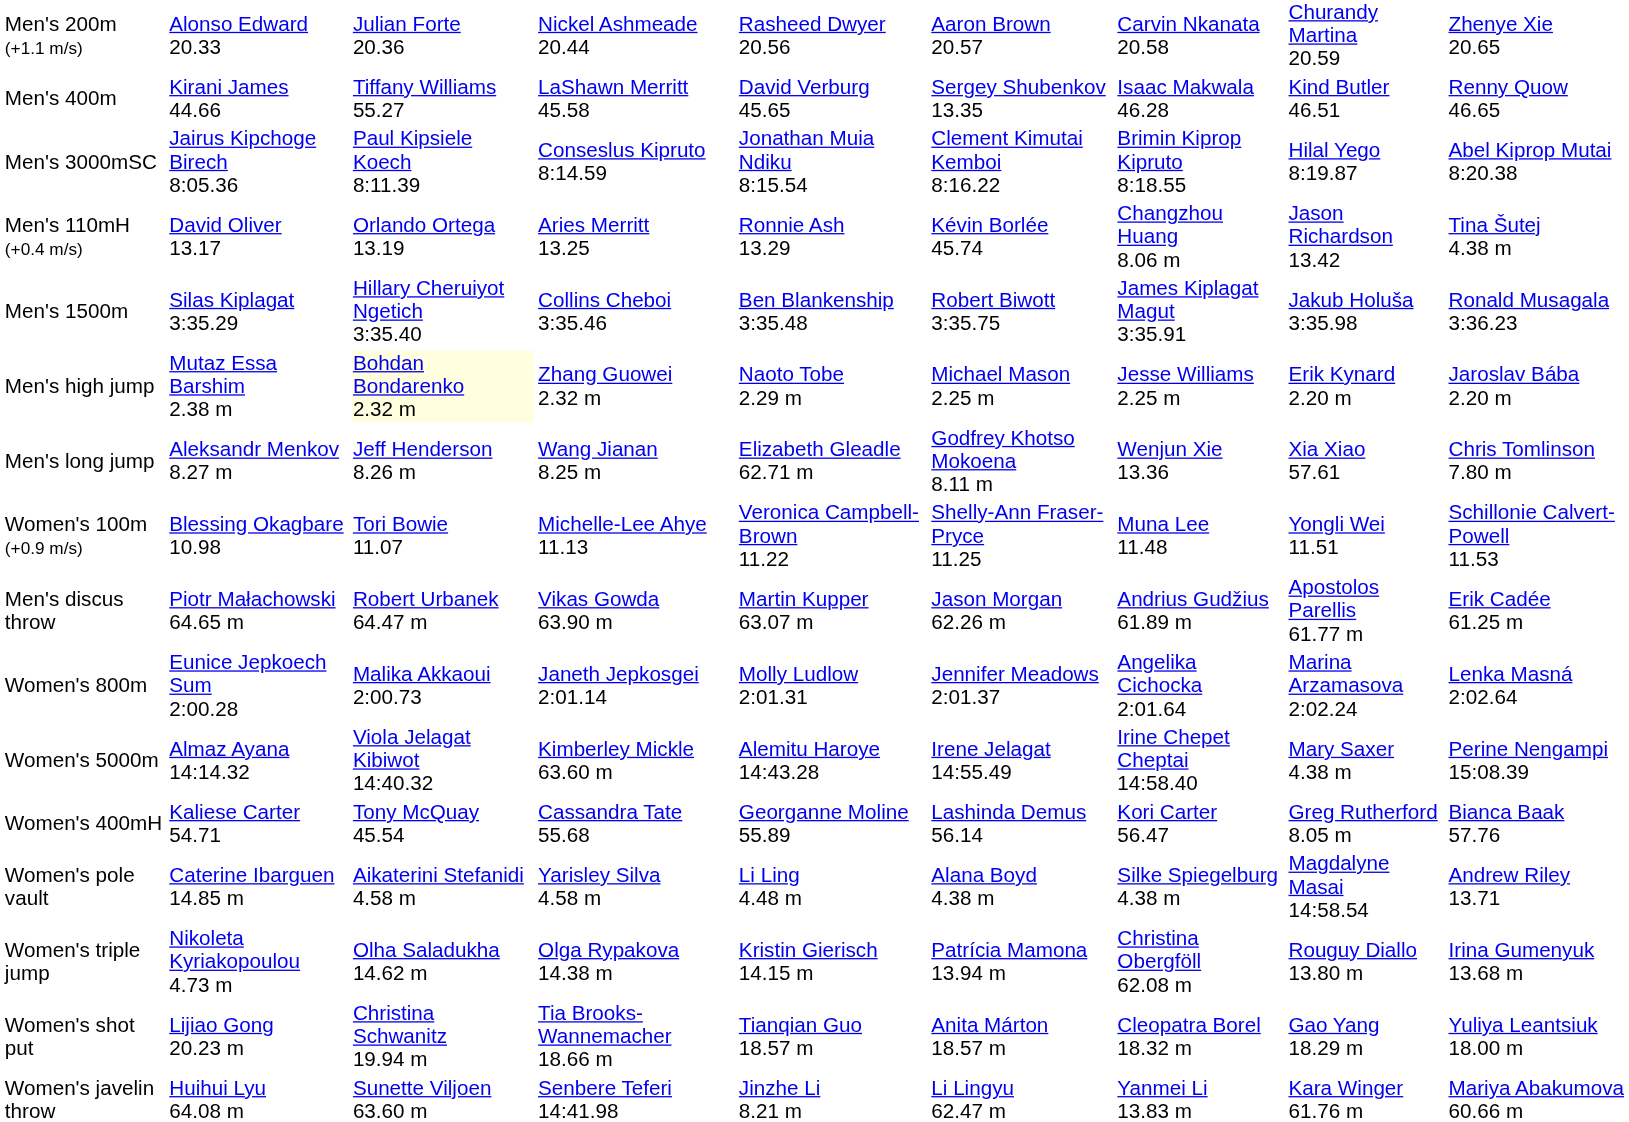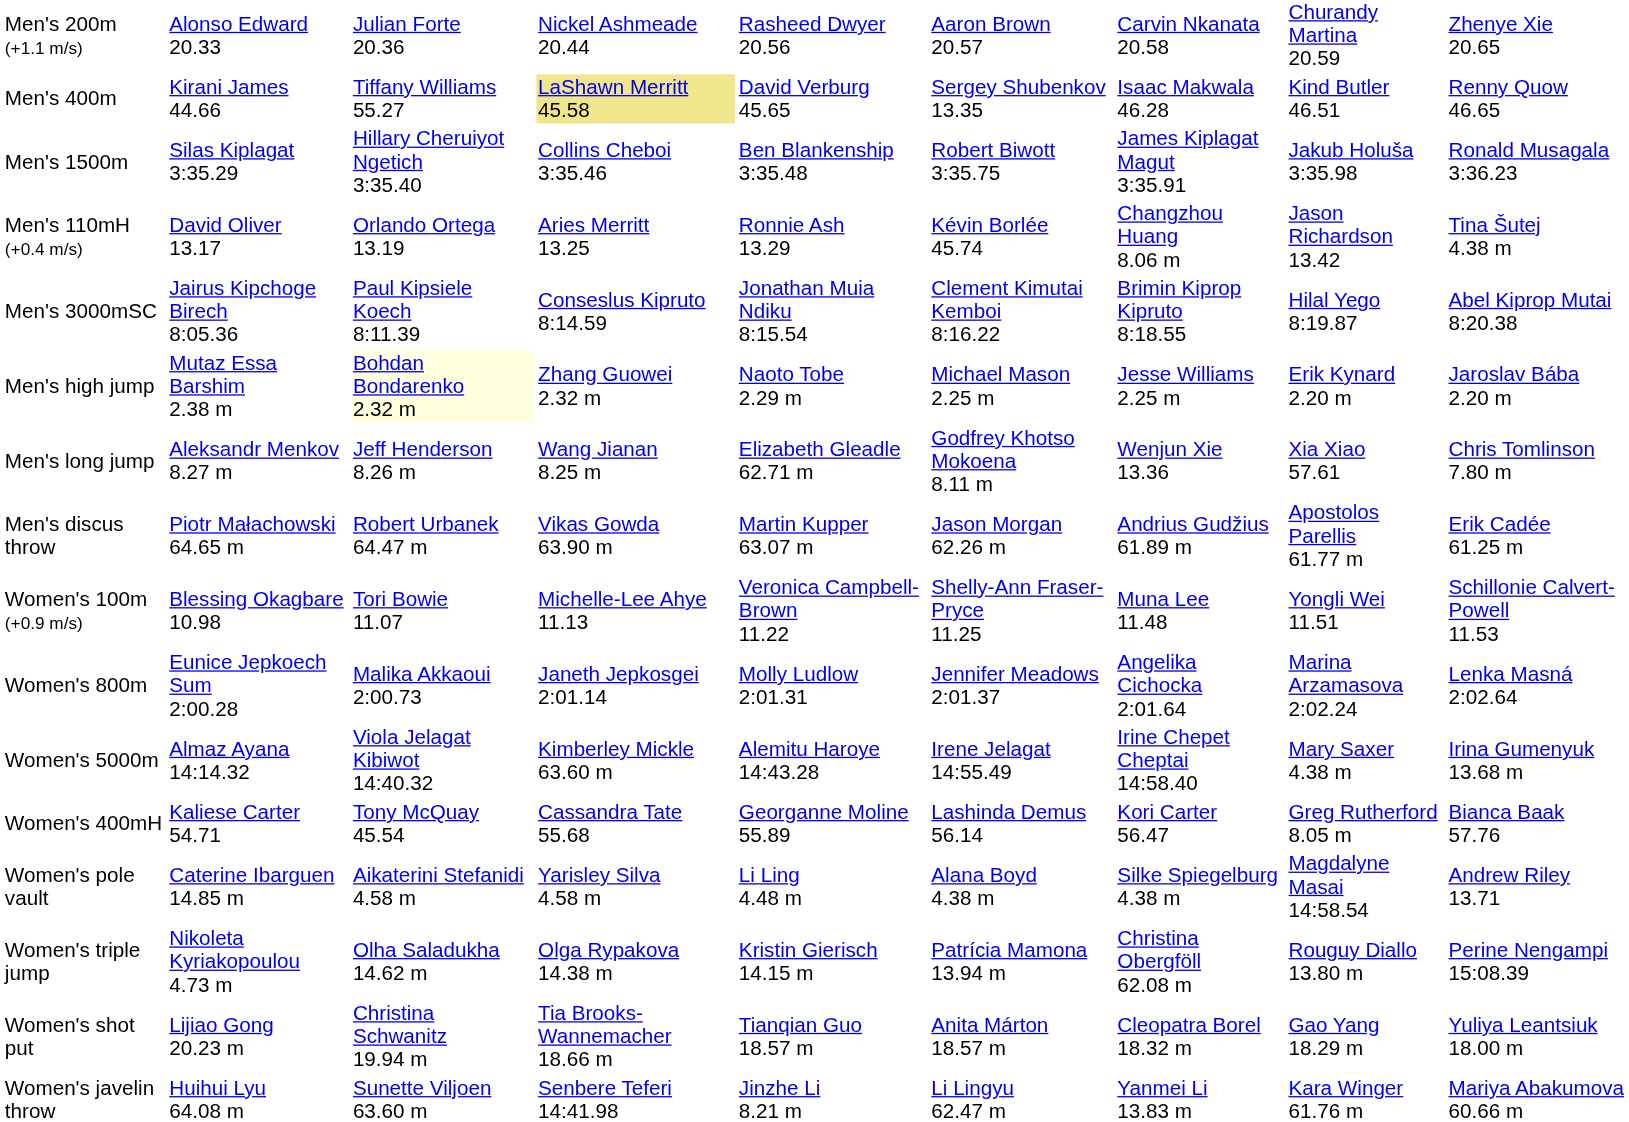(613, 98) no background -> (613, 98) khaki background
rows swapped: (66, 311) <-> (81, 161)
rows swapped: (64, 610) <-> (76, 536)
(1528, 760) Perine Nengampi 15:08.39 -> (1521, 760) Irina Gumenyuk 13.68 m
(1521, 961) Irina Gumenyuk 13.68 m -> (1528, 961) Perine Nengampi 15:08.39
